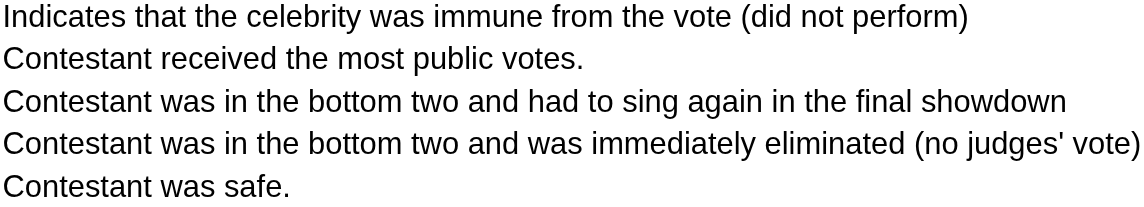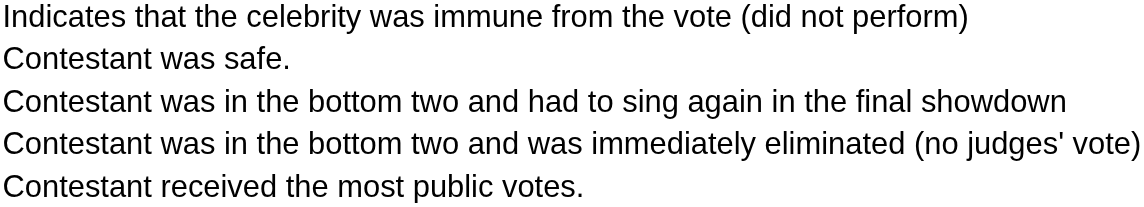rows swapped: (147, 186) <-> (293, 59)
